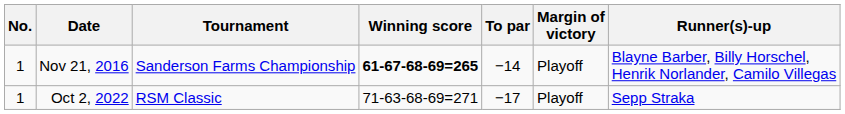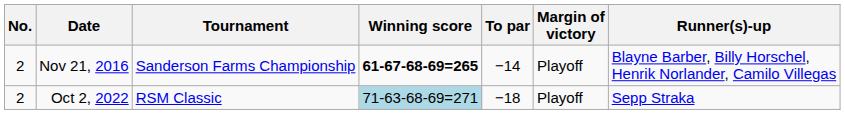(20, 66) 1 -> (20, 66) 2
(20, 98) 1 -> (20, 98) 2
(420, 98) no background -> (420, 98) lightblue background
(508, 98) −17 -> (508, 98) −18
